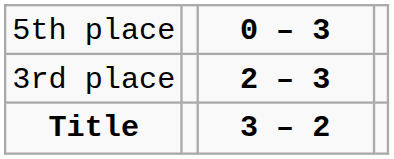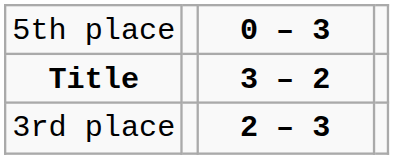rows swapped: (94, 79) <-> (94, 128)
